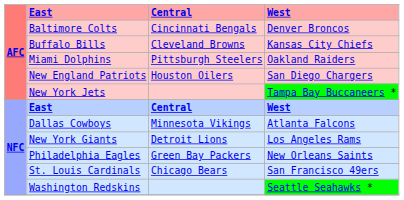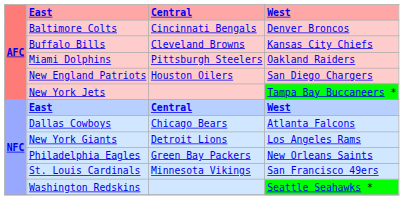(201, 124) Minnesota Vikings -> (189, 124) Chicago Bears
(189, 171) Chicago Bears -> (201, 171) Minnesota Vikings
